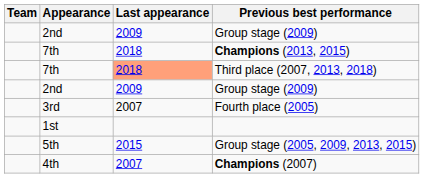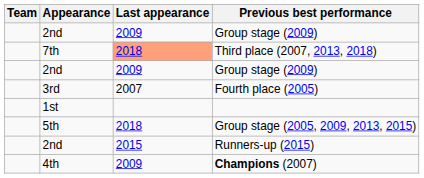- row: (51, 51)
(129, 145) 2015 -> (129, 126) 2018
+ row: (52, 145)
(129, 164) 2007 -> (129, 164) 2009
